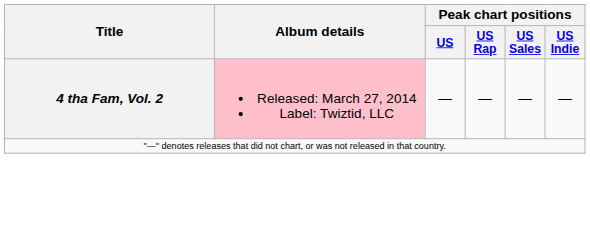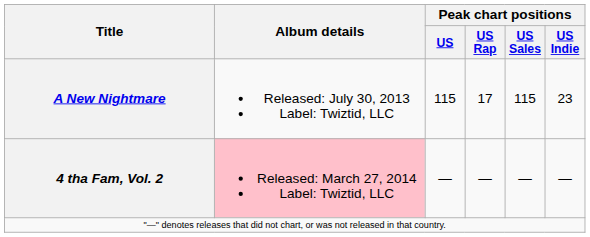+ row: (110, 98)
